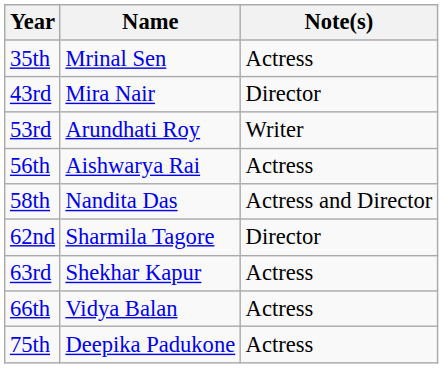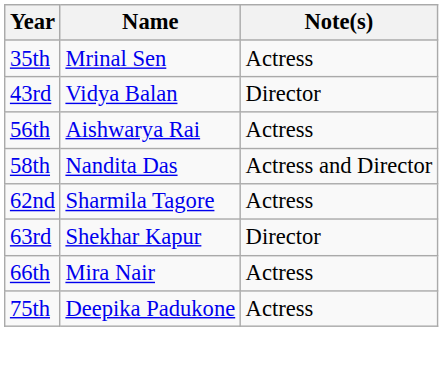(110, 93) Mira Nair -> (121, 93) Vidya Balan
- row: (31, 129)
(283, 237) Director -> (279, 201) Actress
(279, 272) Actress -> (283, 237) Director
(121, 308) Vidya Balan -> (110, 272) Mira Nair
